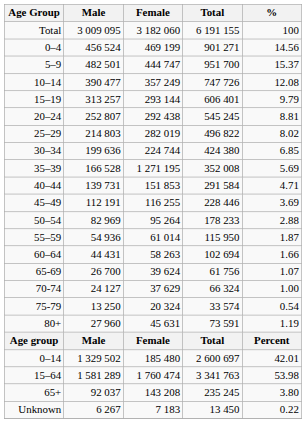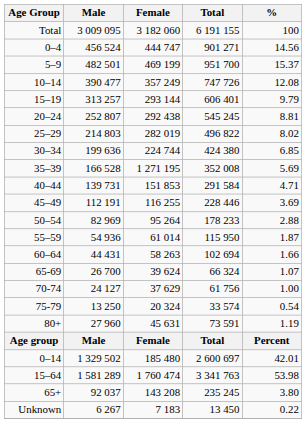(162, 47) 469 199 -> (162, 47) 444 747
(162, 64) 444 747 -> (162, 64) 469 199
(225, 271) 61 756 -> (225, 271) 66 324
(225, 289) 66 324 -> (225, 289) 61 756
